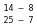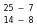rows swapped: (18, 20) <-> (18, 8)
